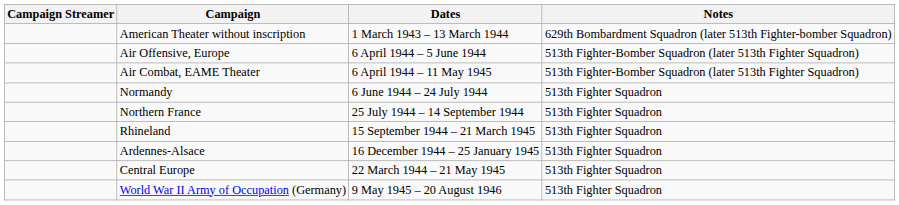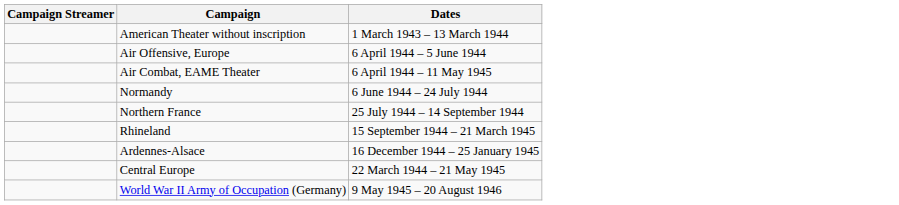- column: (718, 14)
